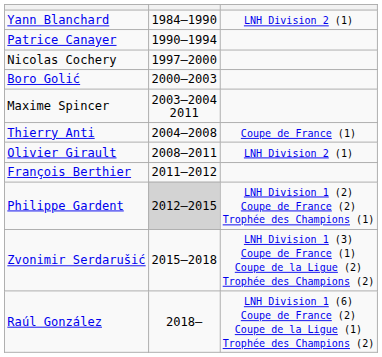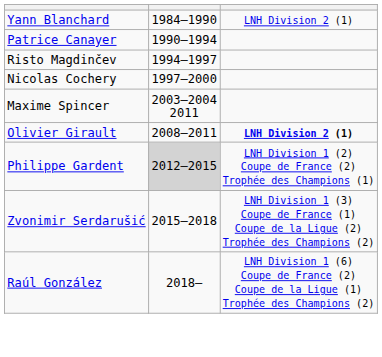+ row: (62, 59)
- row: (44, 79)
- row: (51, 133)
(298, 153) normal -> (298, 133) bold
- row: (69, 172)
